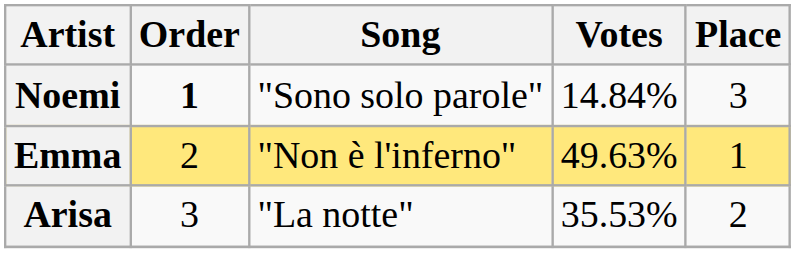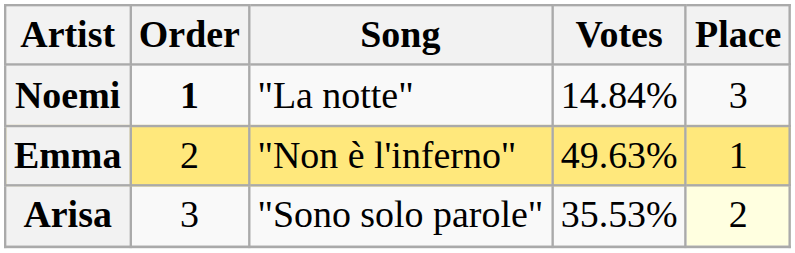(400, 94) "Sono solo parole" -> (336, 94) "La notte"
(336, 214) "La notte" -> (400, 214) "Sono solo parole"
(738, 214) no background -> (738, 214) lightyellow background
